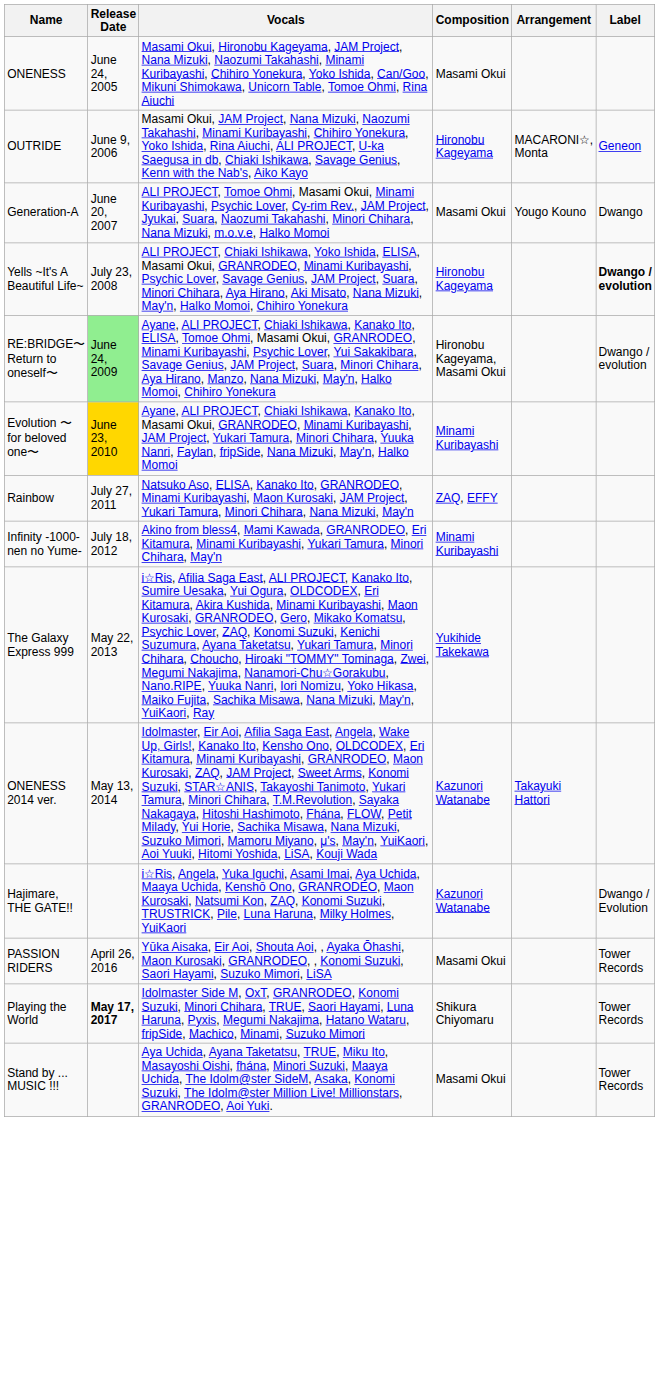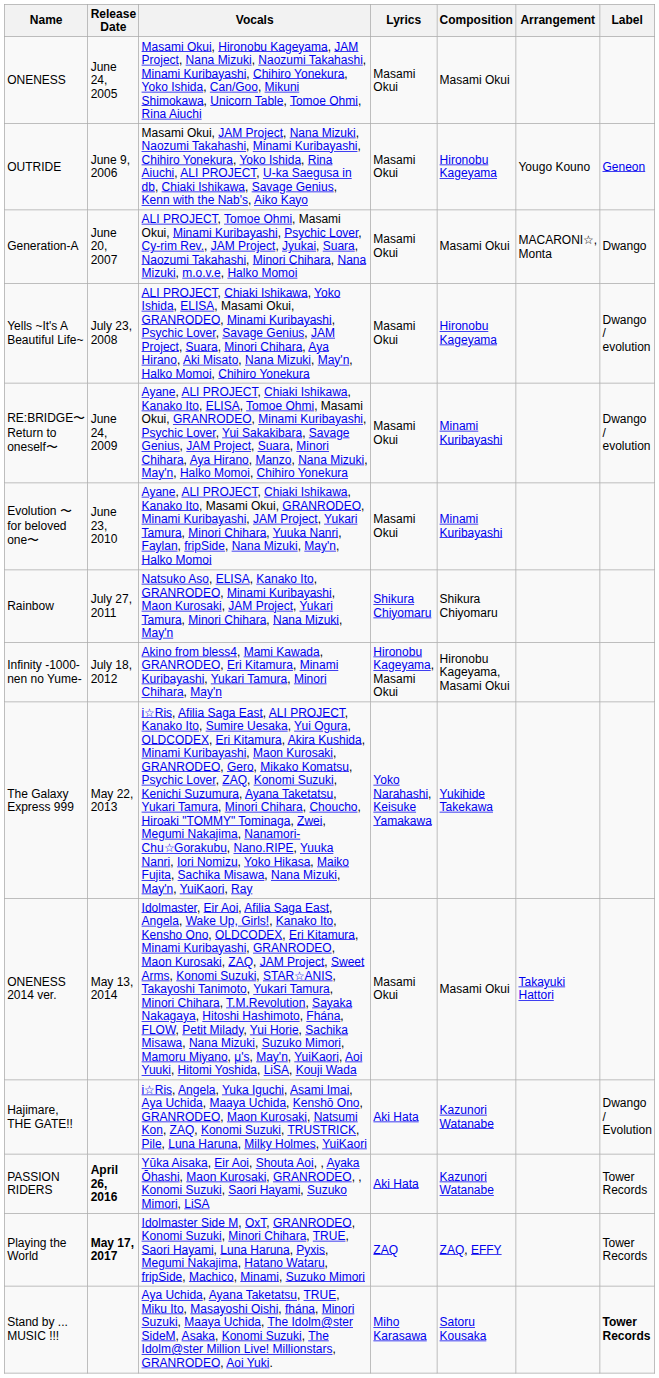+ column: (404, 20)
(554, 146) MACARONI☆, Monta -> (554, 166) Yougo Kouno
(550, 212) Yougo Kouno -> (558, 246) MACARONI☆, Monta
(625, 279) bold -> (627, 333) normal
(104, 358) lightgreen background -> (104, 433) no background
(471, 358) Hironobu Kageyama, Masami Okui -> (471, 433) Minami Kuribayashi
(104, 438) gold background -> (104, 526) no background
(467, 498) ZAQ, EFFY -> (469, 606) Shikura Chiyomaru
(467, 544) Minami Kuribayashi -> (475, 672) Hironobu Kageyama, Masami Okui
(463, 793) Kazunori Watanabe -> (475, 989) Masami Okui
(113, 960) normal -> (104, 1183) bold
(471, 960) Masami Okui -> (467, 1183) Kazunori Watanabe
(465, 1013) Shikura Chiyomaru -> (471, 1249) ZAQ, EFFY
(471, 1079) Masami Okui -> (463, 1329) Satoru Kousaka
(621, 1079) normal -> (627, 1329) bold
